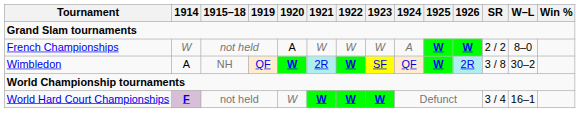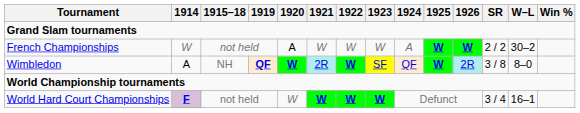(523, 47) 8–0 -> (523, 47) 30–2
(263, 64) normal -> (263, 64) bold
(523, 64) 30–2 -> (523, 64) 8–0
